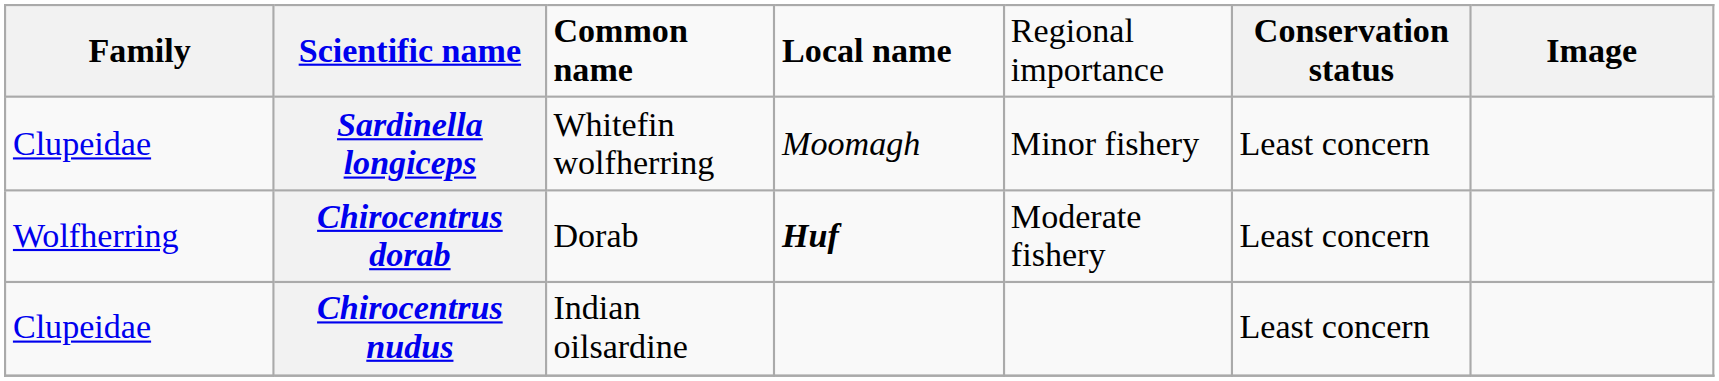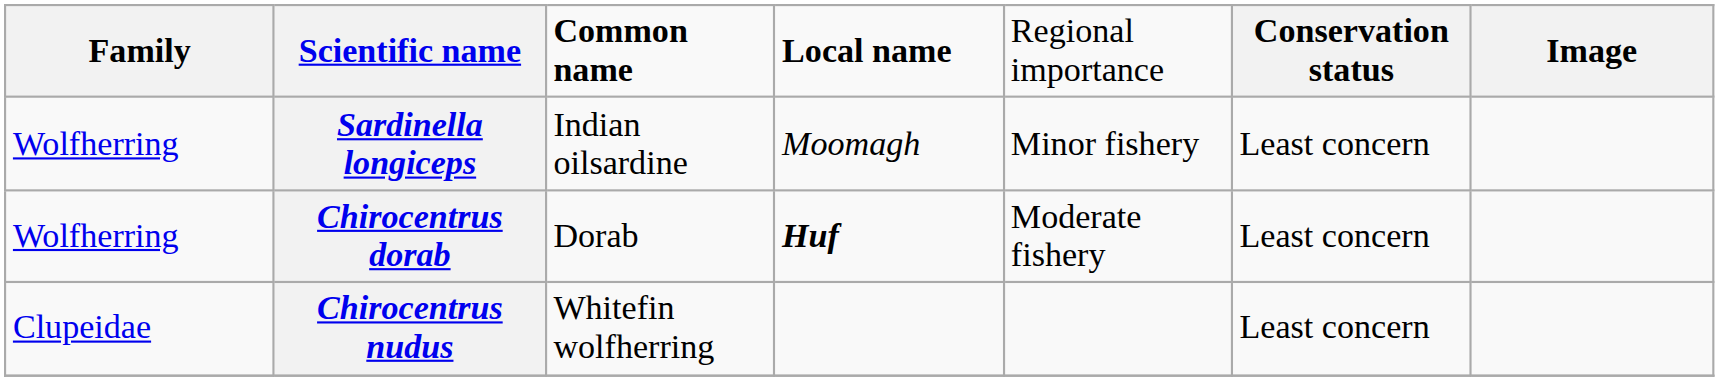(82, 143) Clupeidae -> (96, 143) Wolfherring
(634, 143) Whitefin wolfherring -> (621, 143) Indian oilsardine
(621, 327) Indian oilsardine -> (634, 327) Whitefin wolfherring
